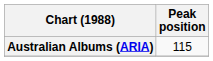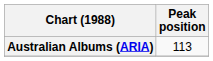(182, 46) 115 -> (182, 46) 113
